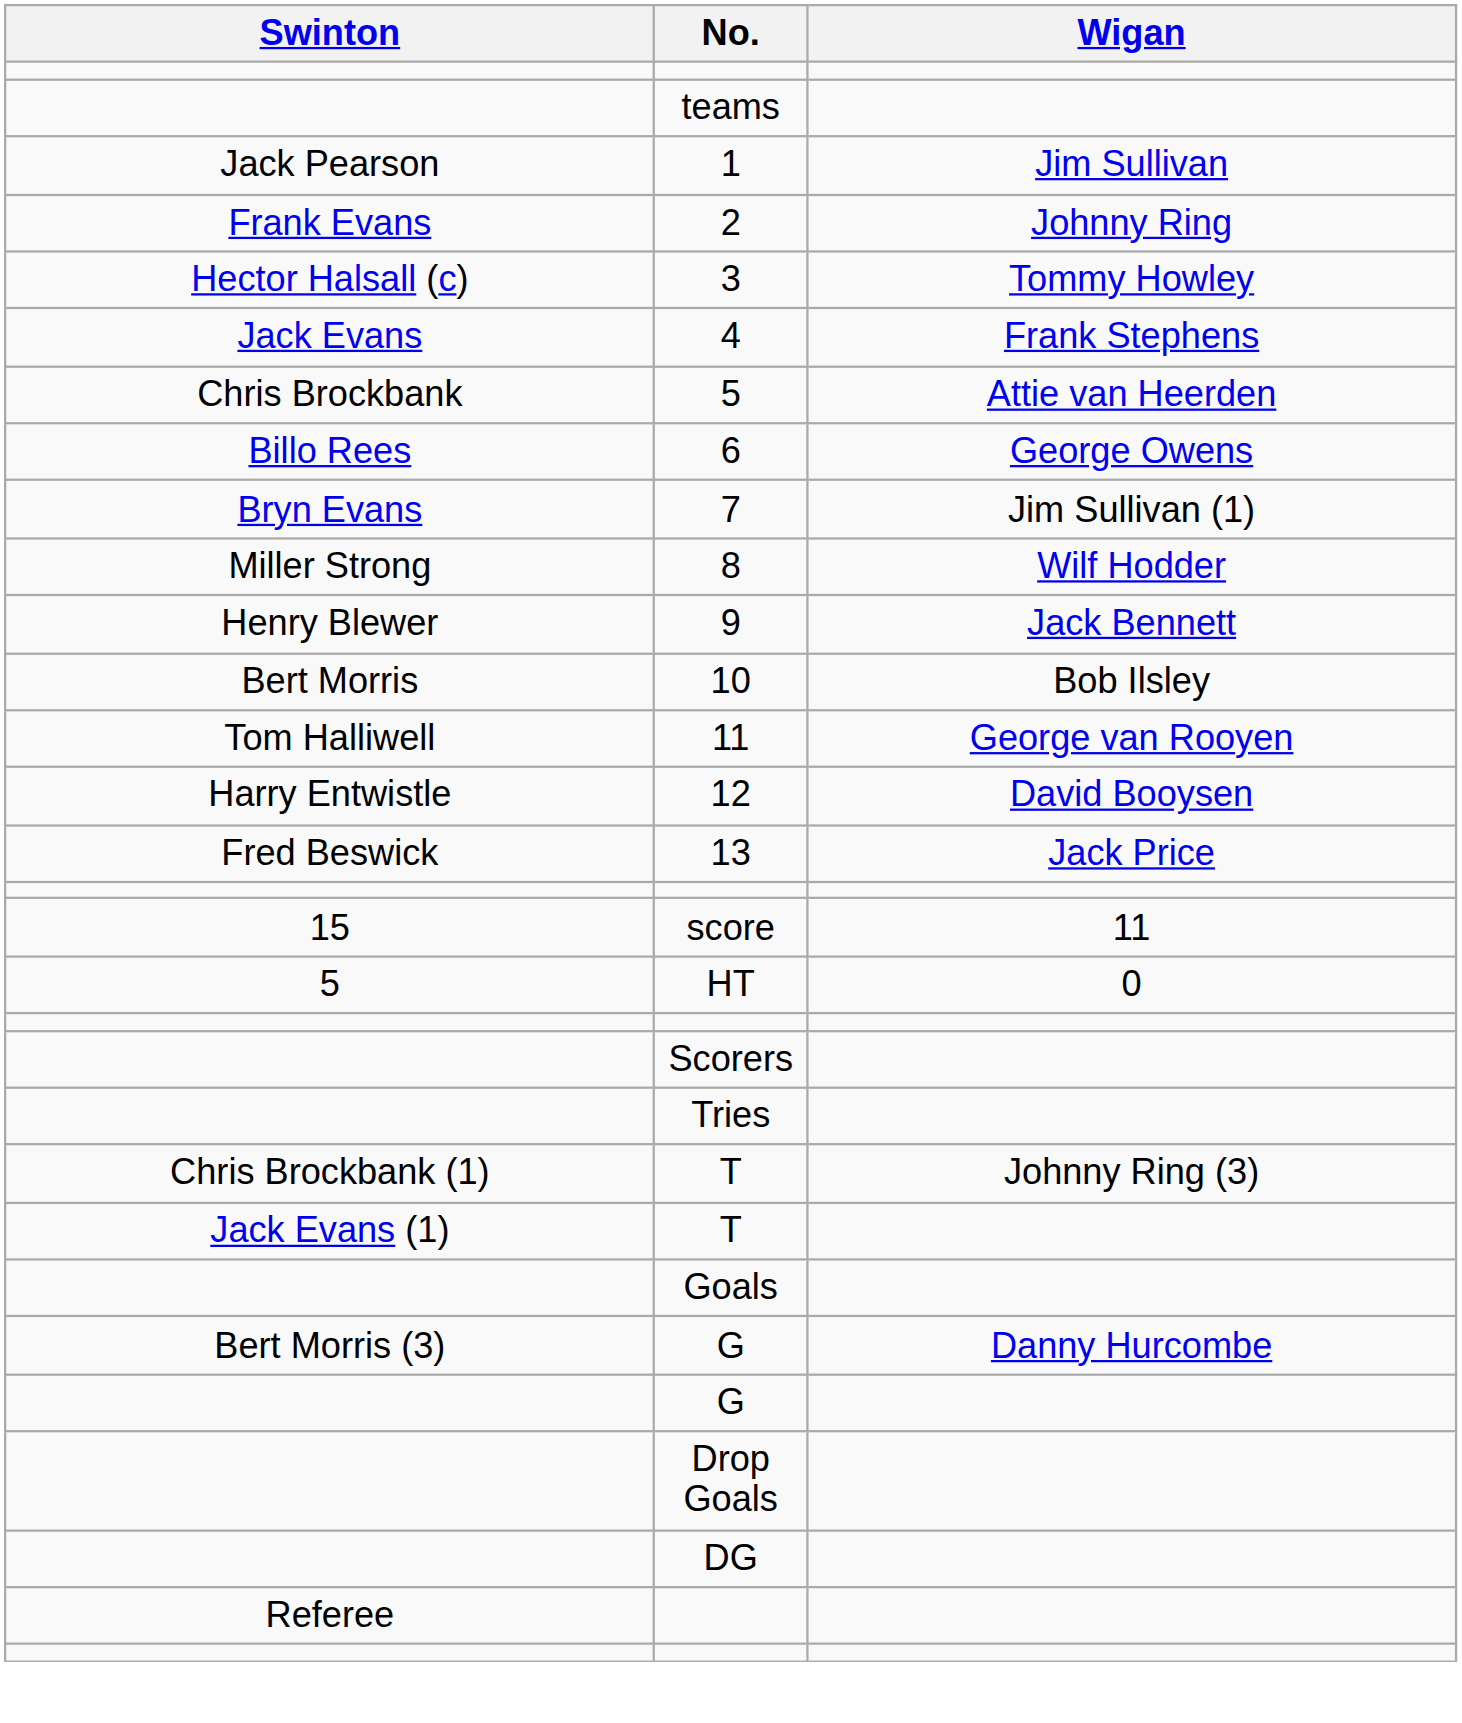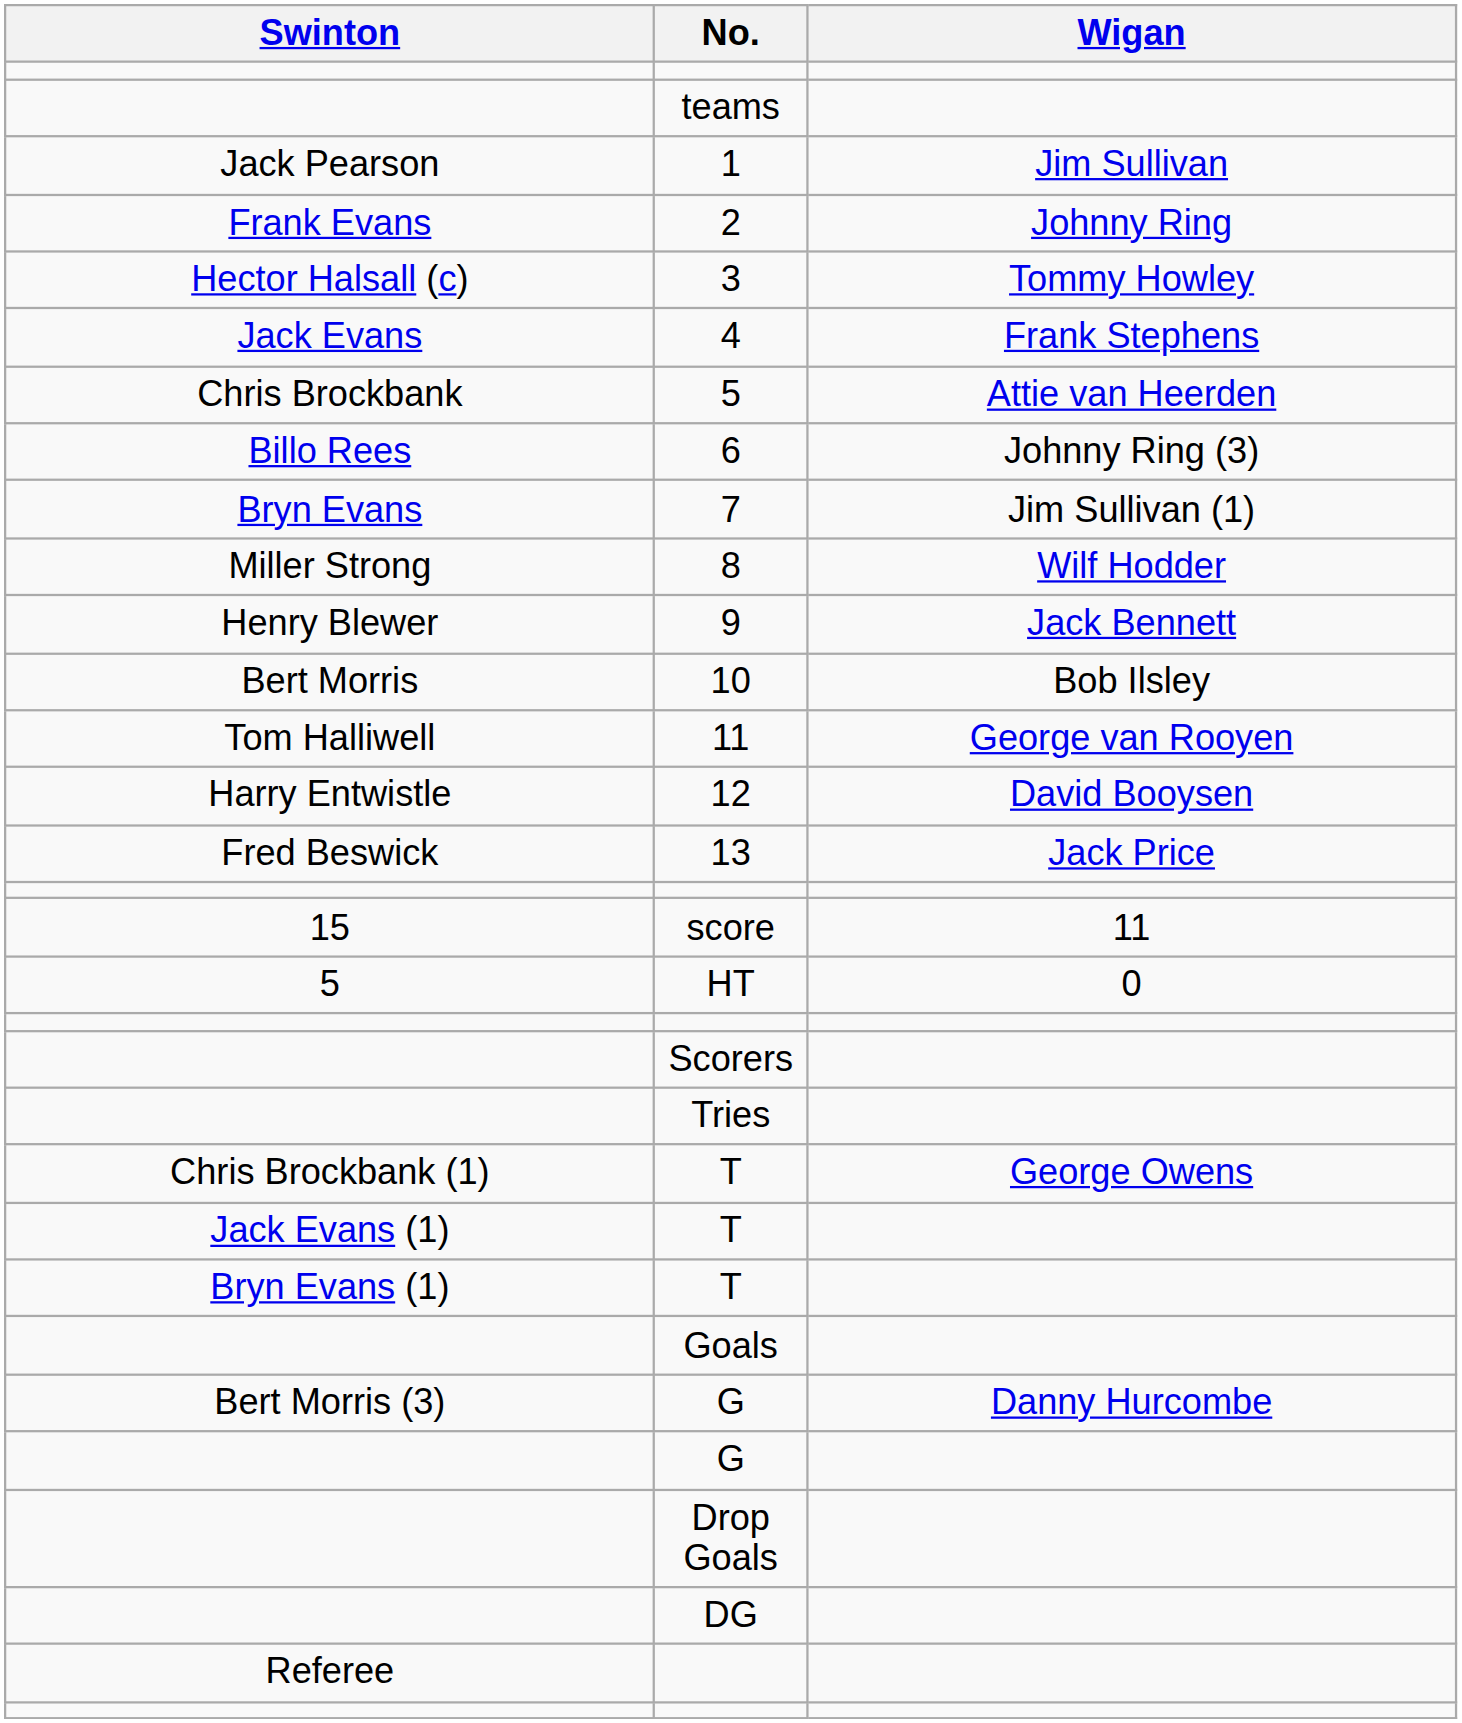(1132, 451) George Owens -> (1132, 451) Johnny Ring (3)
(1132, 1172) Johnny Ring (3) -> (1132, 1172) George Owens
+ row: (330, 1287)
